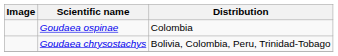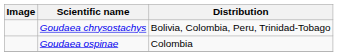rows swapped: (93, 43) <-> (79, 28)
